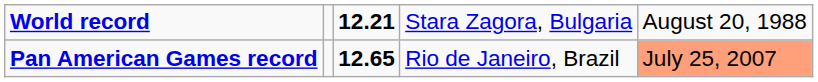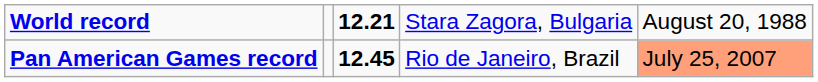(367, 58) 12.65 -> (367, 58) 12.45
